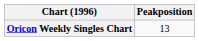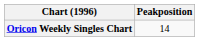(165, 28) 13 -> (165, 28) 14
